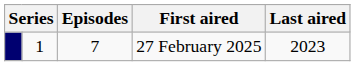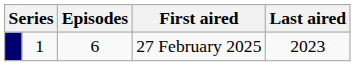(95, 46) 7 -> (95, 46) 6
